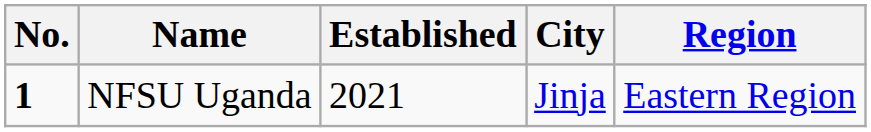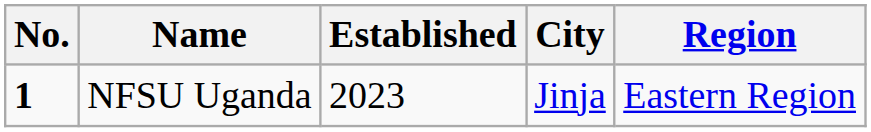(367, 94) 2021 -> (367, 94) 2023
